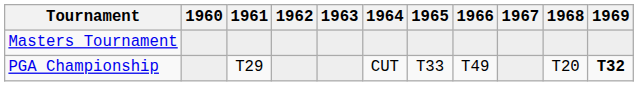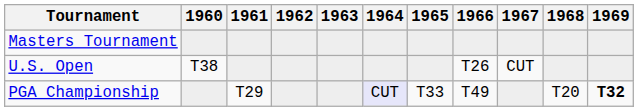+ row: (51, 68)
(385, 68) no background -> (385, 94) lavender background
